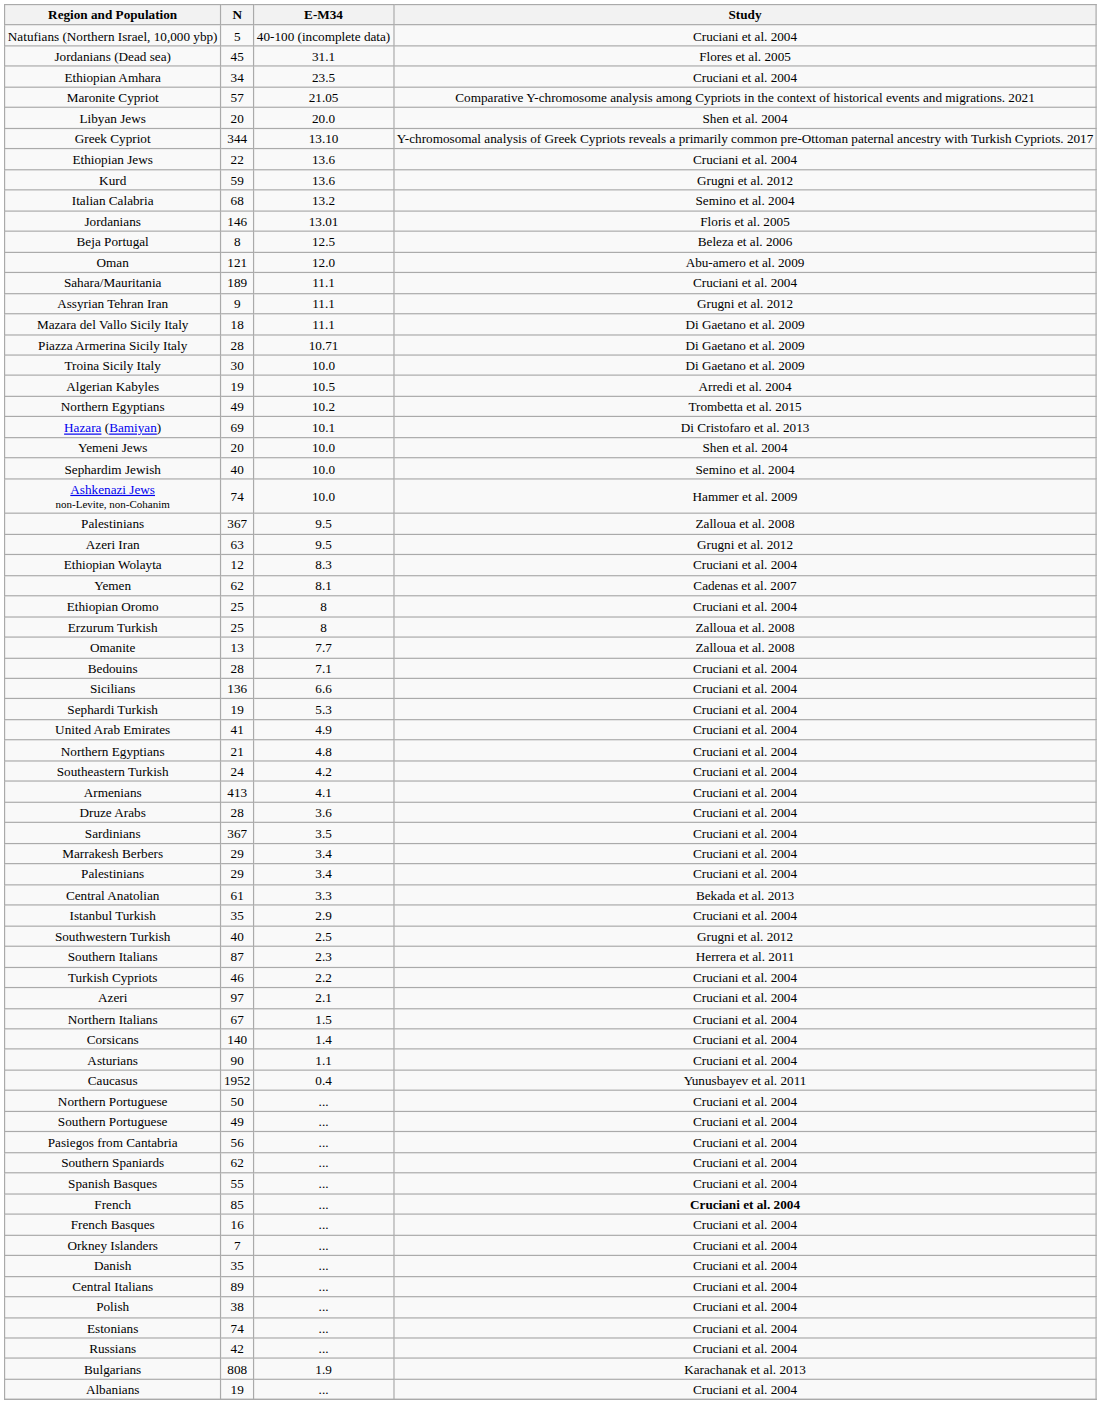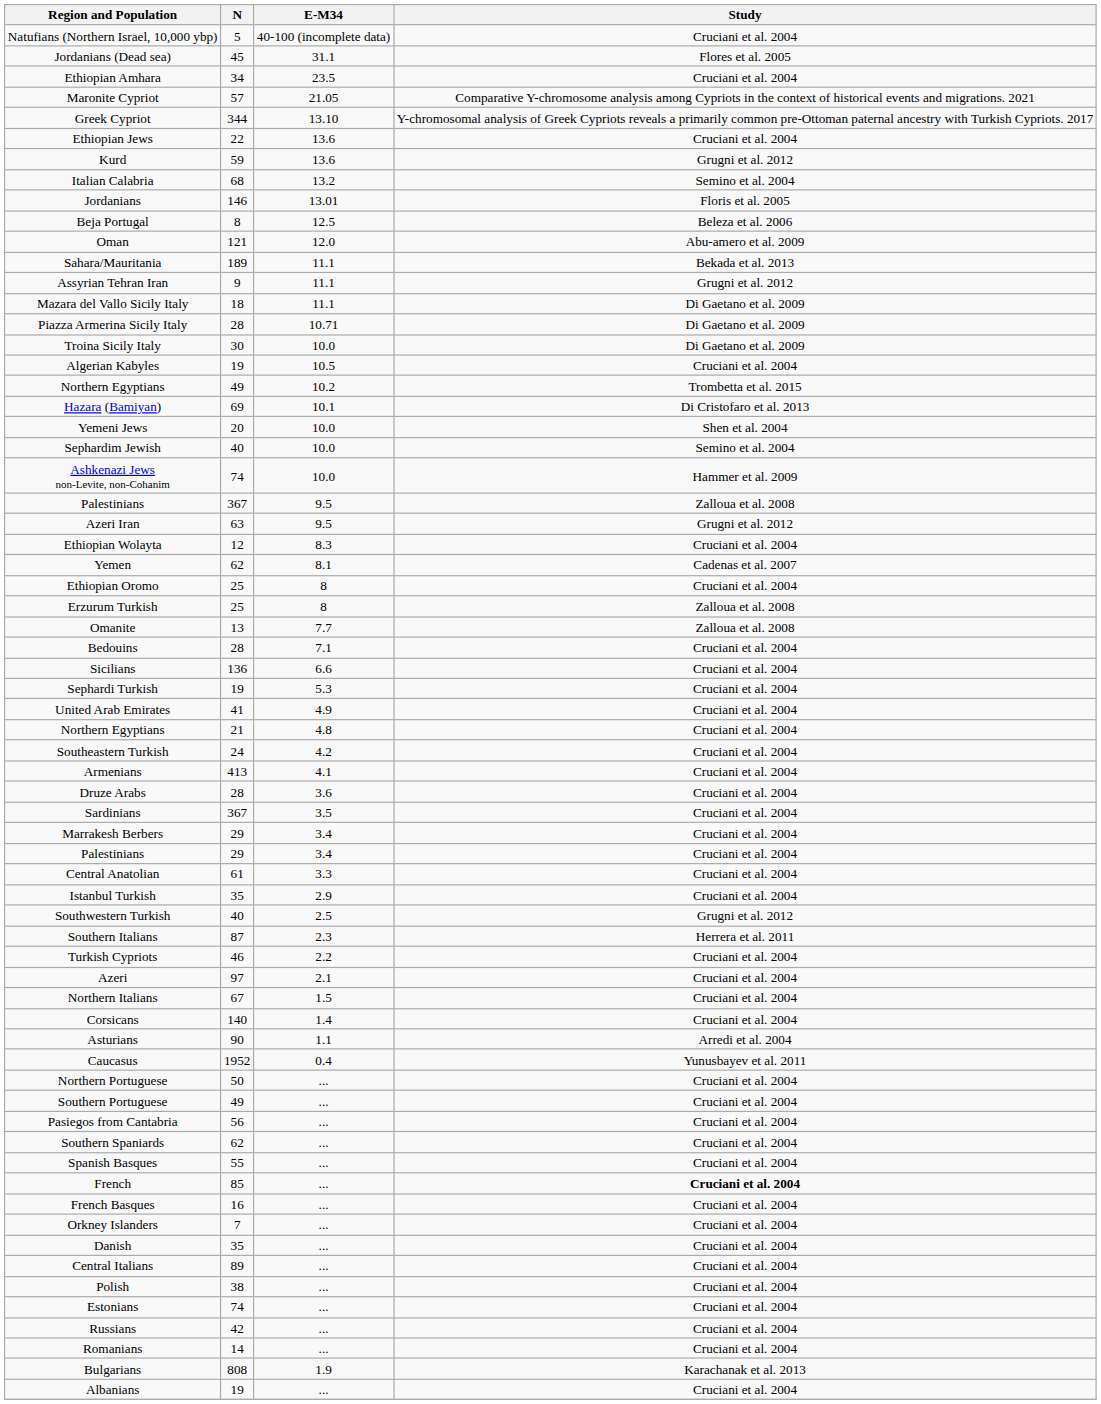- row: (113, 118)
(745, 283) Cruciani et al. 2004 -> (745, 262) Bekada et al. 2013
(745, 386) Arredi et al. 2004 -> (745, 366) Cruciani et al. 2004
(745, 895) Bekada et al. 2013 -> (745, 874) Cruciani et al. 2004
(745, 1060) Cruciani et al. 2004 -> (745, 1039) Arredi et al. 2004
+ row: (113, 1348)
